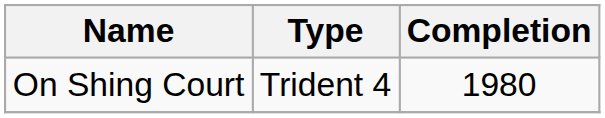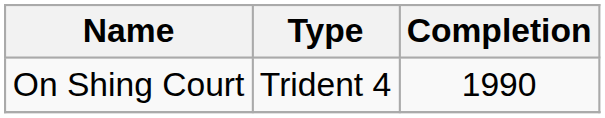(499, 84) 1980 -> (499, 84) 1990
